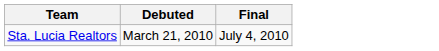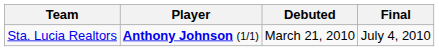+ column: (191, 14)
